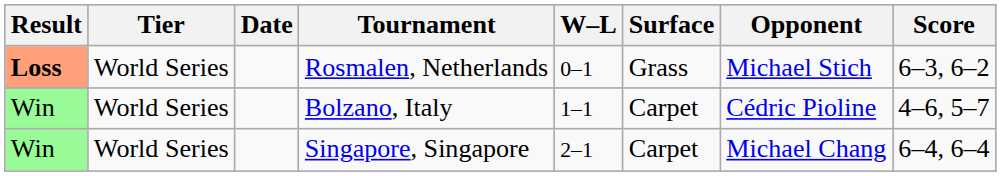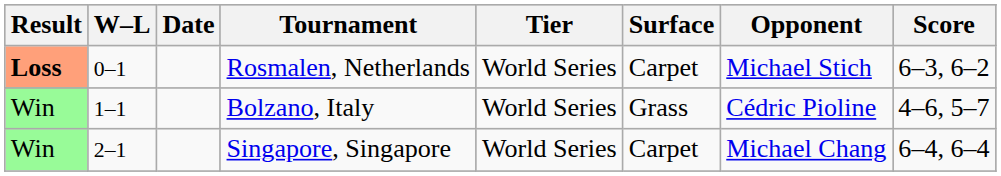columns swapped: (588, 25) <-> (161, 25)
(658, 66) Grass -> (664, 66) Carpet
(664, 107) Carpet -> (658, 107) Grass
